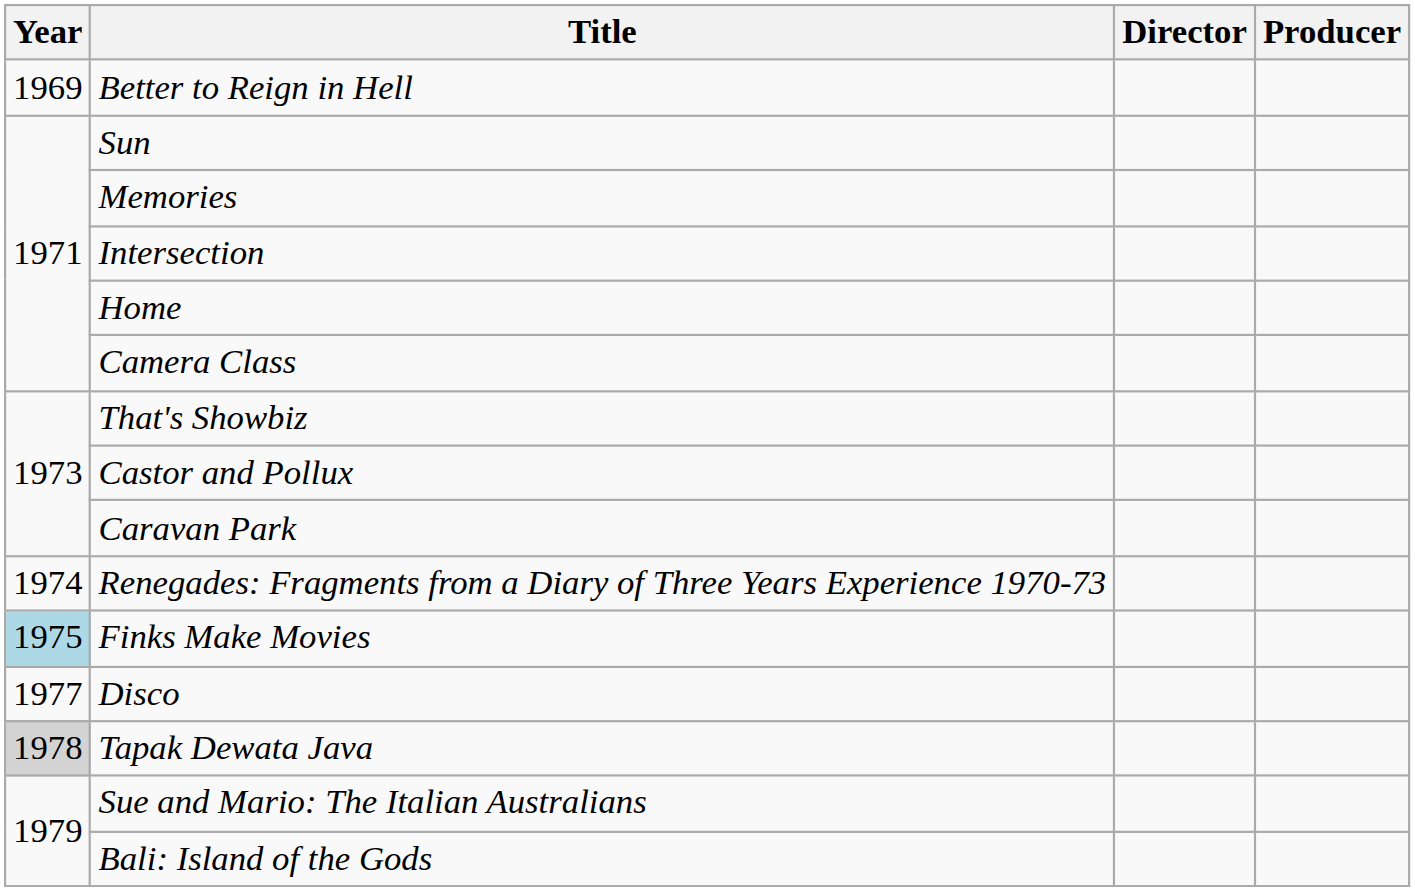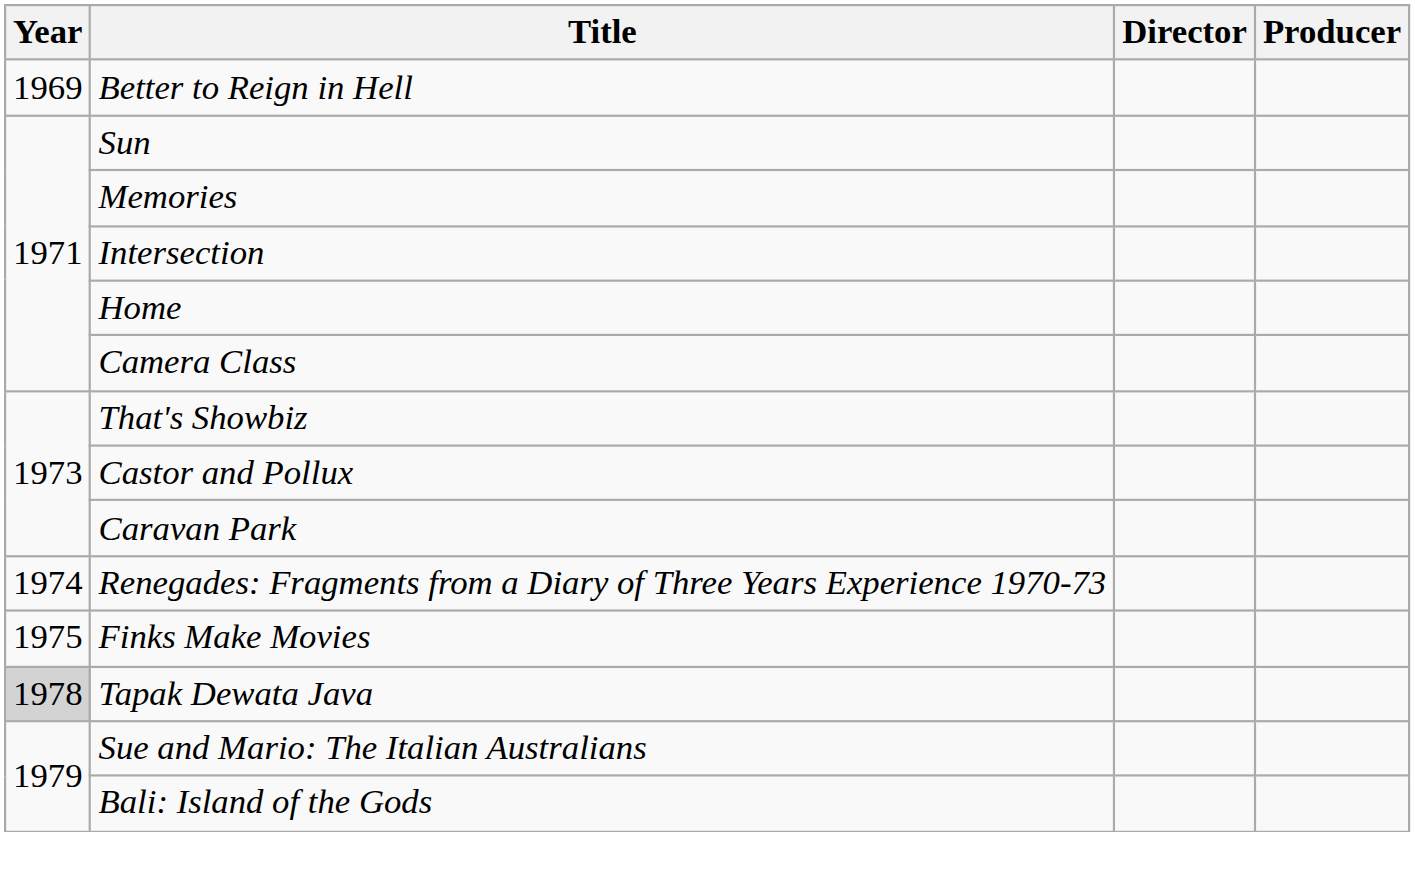(48, 637) lightblue background -> (48, 637) no background
- row: (139, 692)
